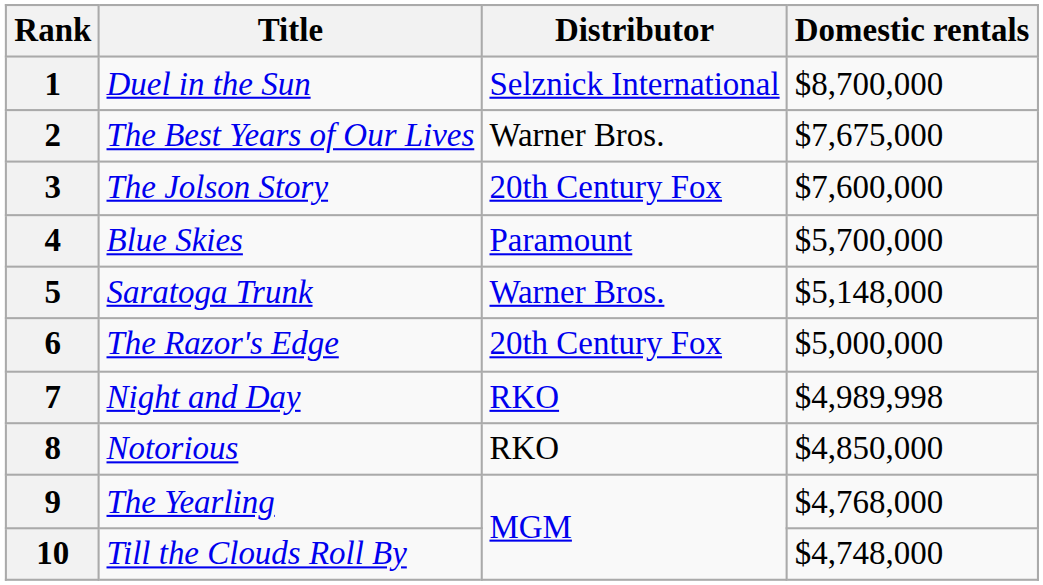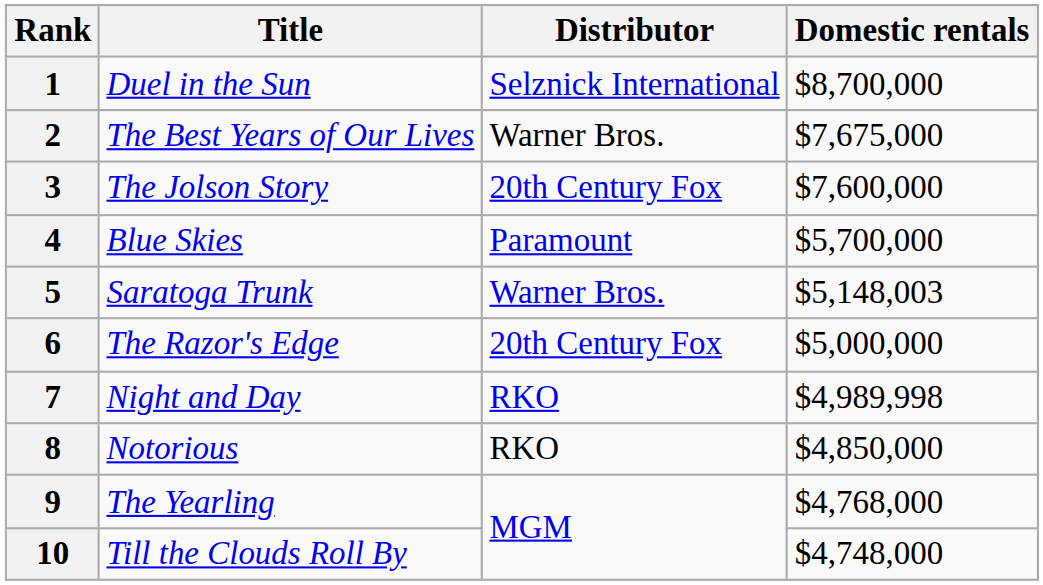(869, 291) $5,148,000 -> (869, 291) $5,148,003
